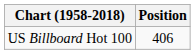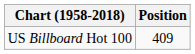(163, 37) 406 -> (163, 37) 409
